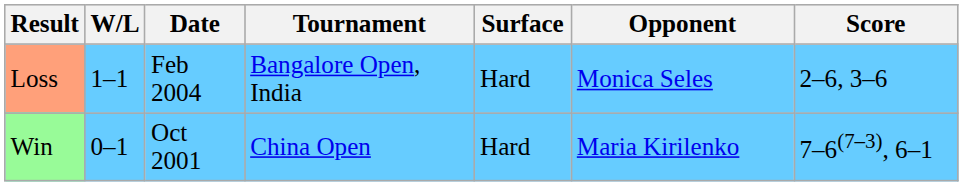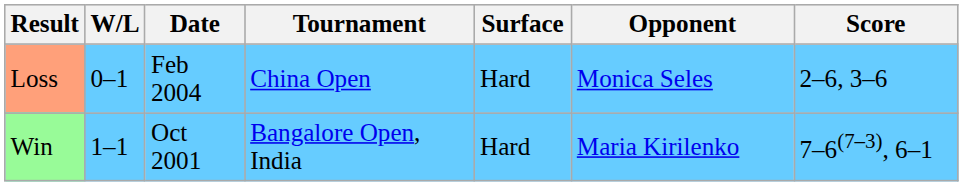(109, 78) 1–1 -> (109, 78) 0–1
(335, 78) Bangalore Open, India -> (311, 78) China Open
(109, 146) 0–1 -> (109, 146) 1–1
(311, 146) China Open -> (335, 146) Bangalore Open, India
